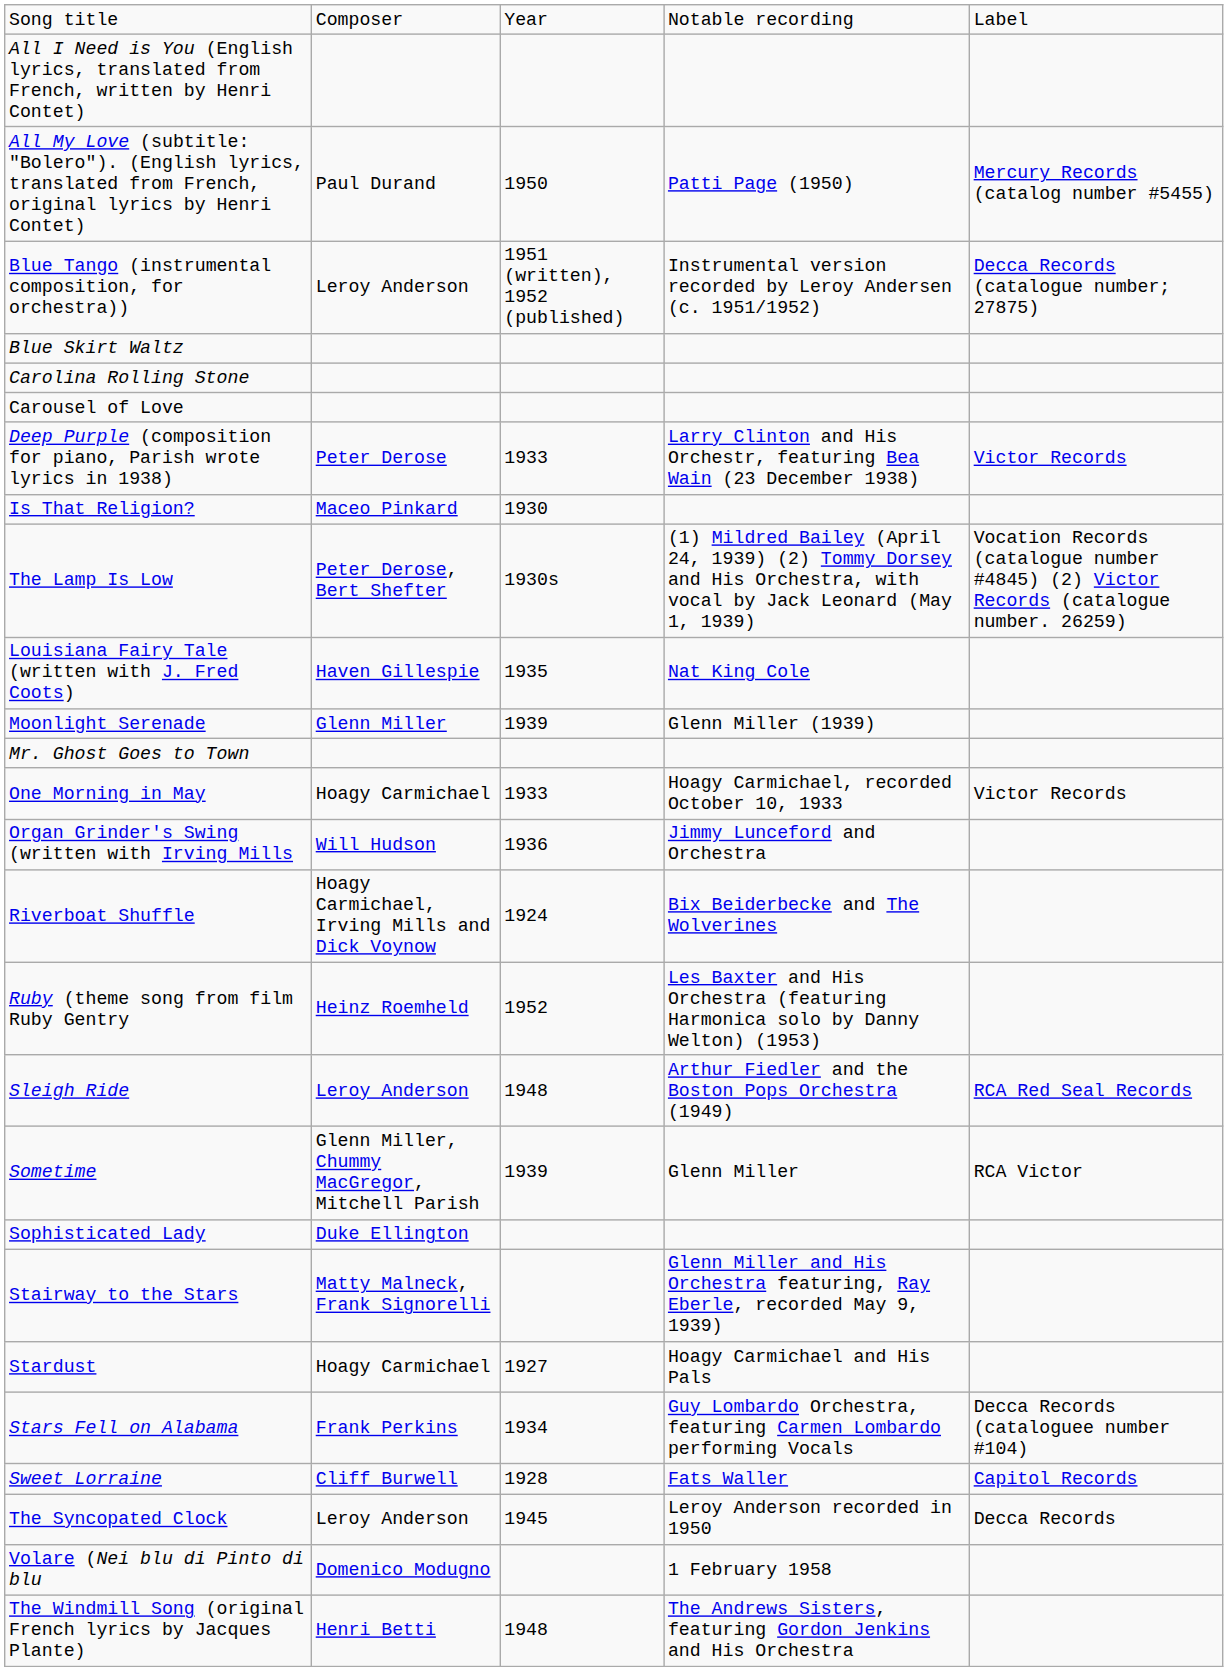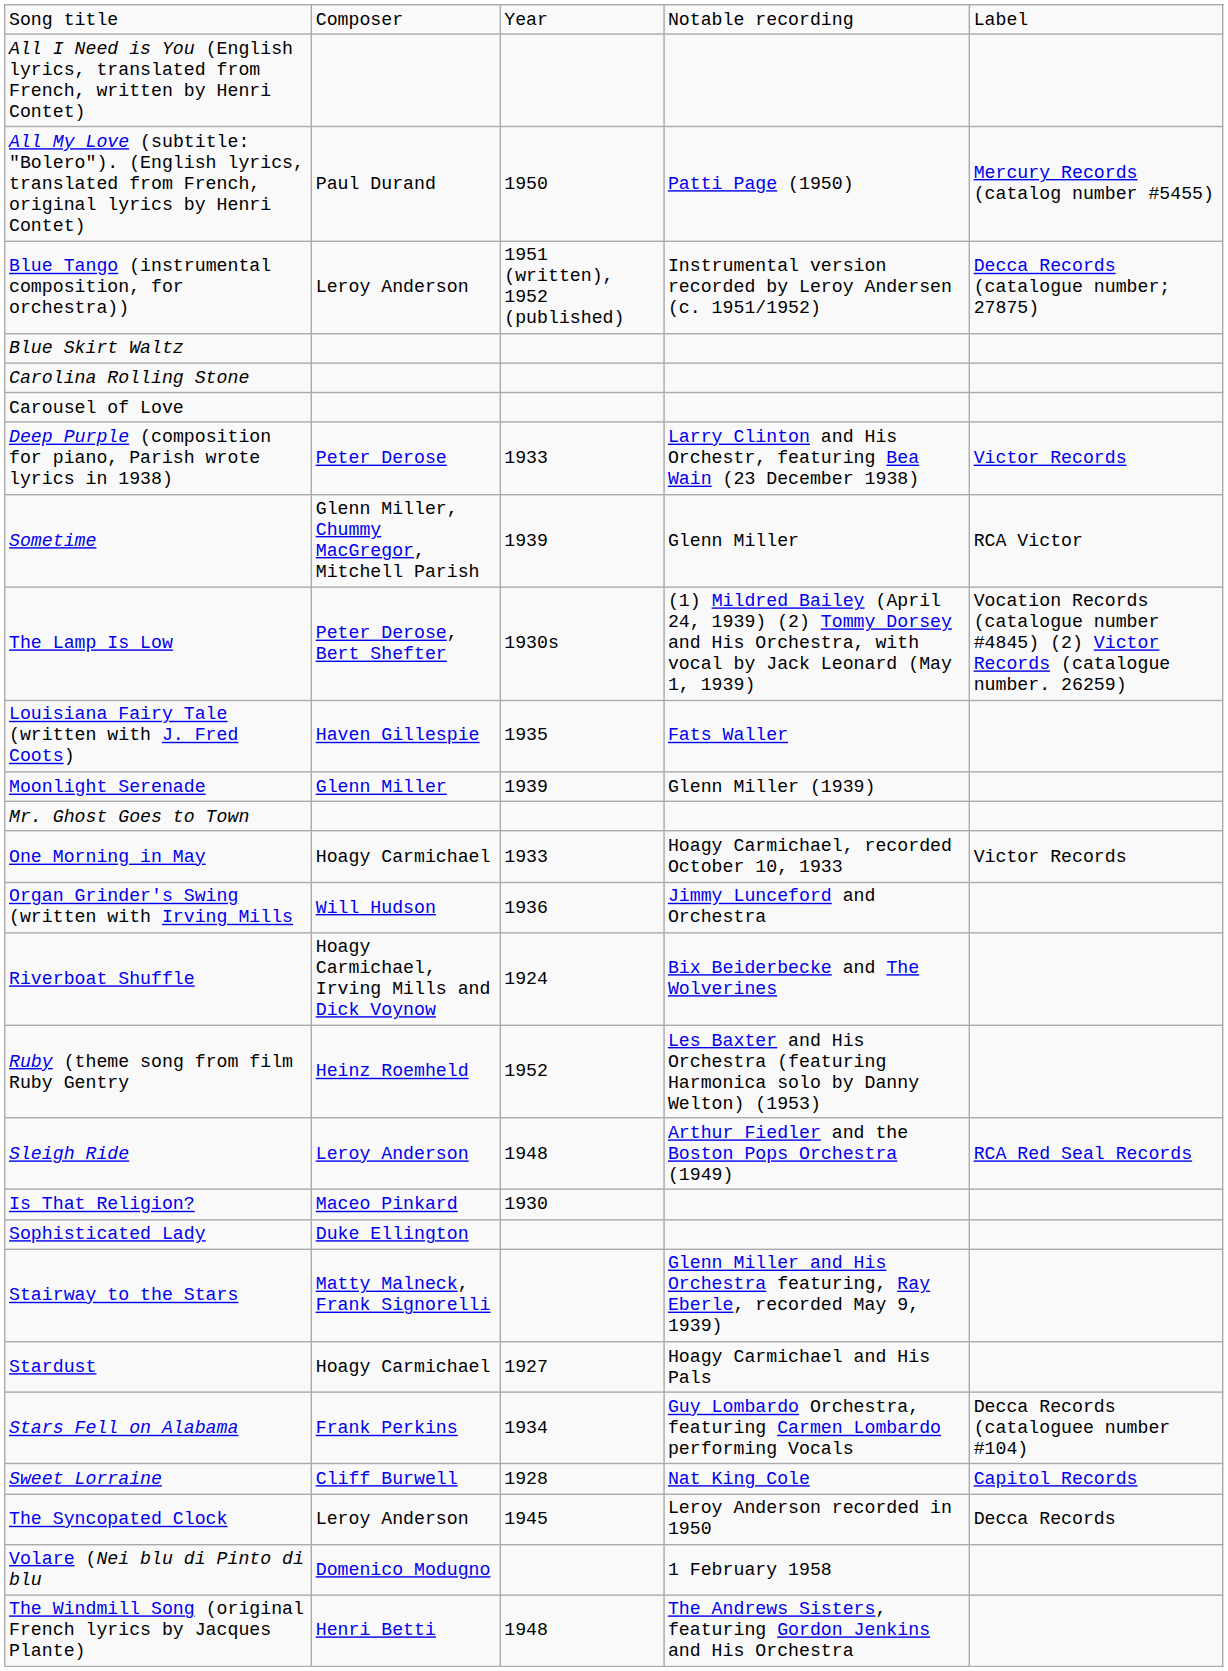rows swapped: (102, 509) <-> (53, 1173)
(739, 673) Nat King Cole -> (728, 736) Fats Waller
(728, 1479) Fats Waller -> (739, 1479) Nat King Cole
